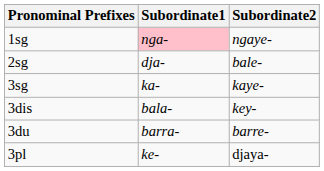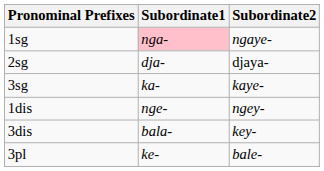(247, 62) bale- -> (250, 62) djaya-
+ row: (20, 108)
- row: (19, 131)
(250, 154) djaya- -> (247, 154) bale-
